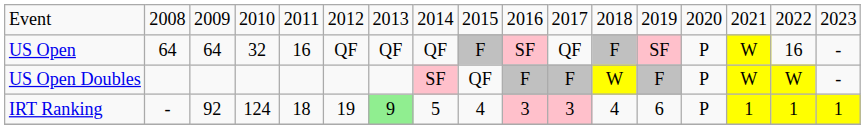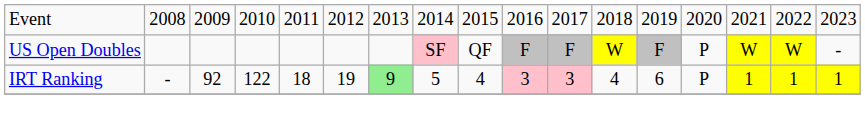- row: (42, 49)
(257, 109) 124 -> (257, 79) 122
